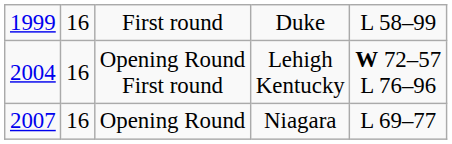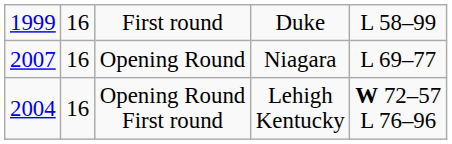rows swapped: (172, 71) <-> (172, 120)
